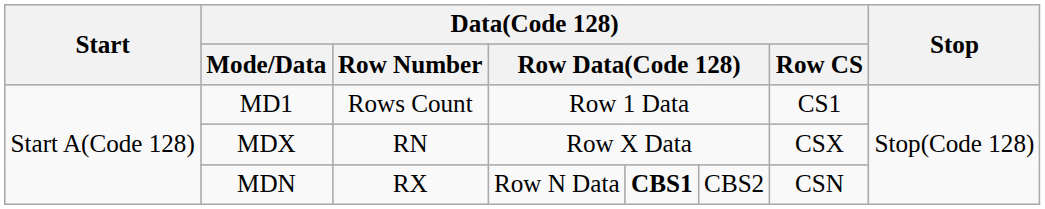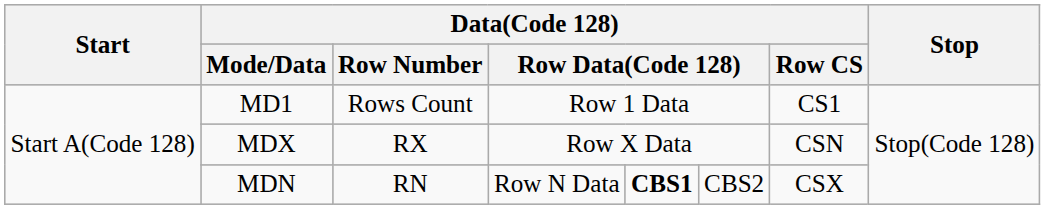(410, 143) RN -> (410, 143) RX
(819, 143) CSX -> (819, 143) CSN
(410, 183) RX -> (410, 183) RN
(819, 183) CSN -> (819, 183) CSX
